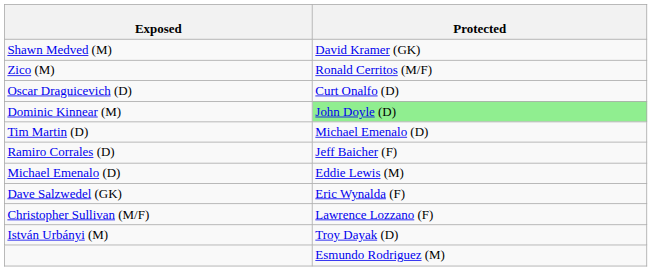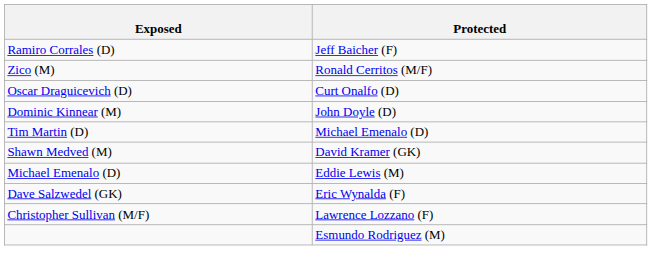rows swapped: (61, 152) <-> (60, 49)
(356, 111) lightgreen background -> (356, 111) no background
- row: (58, 234)
